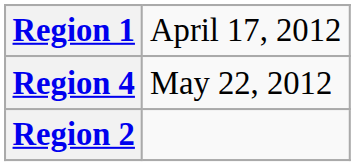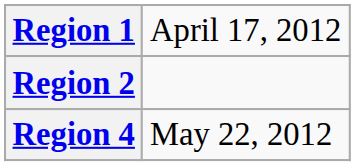rows swapped: (74, 133) <-> (74, 82)
